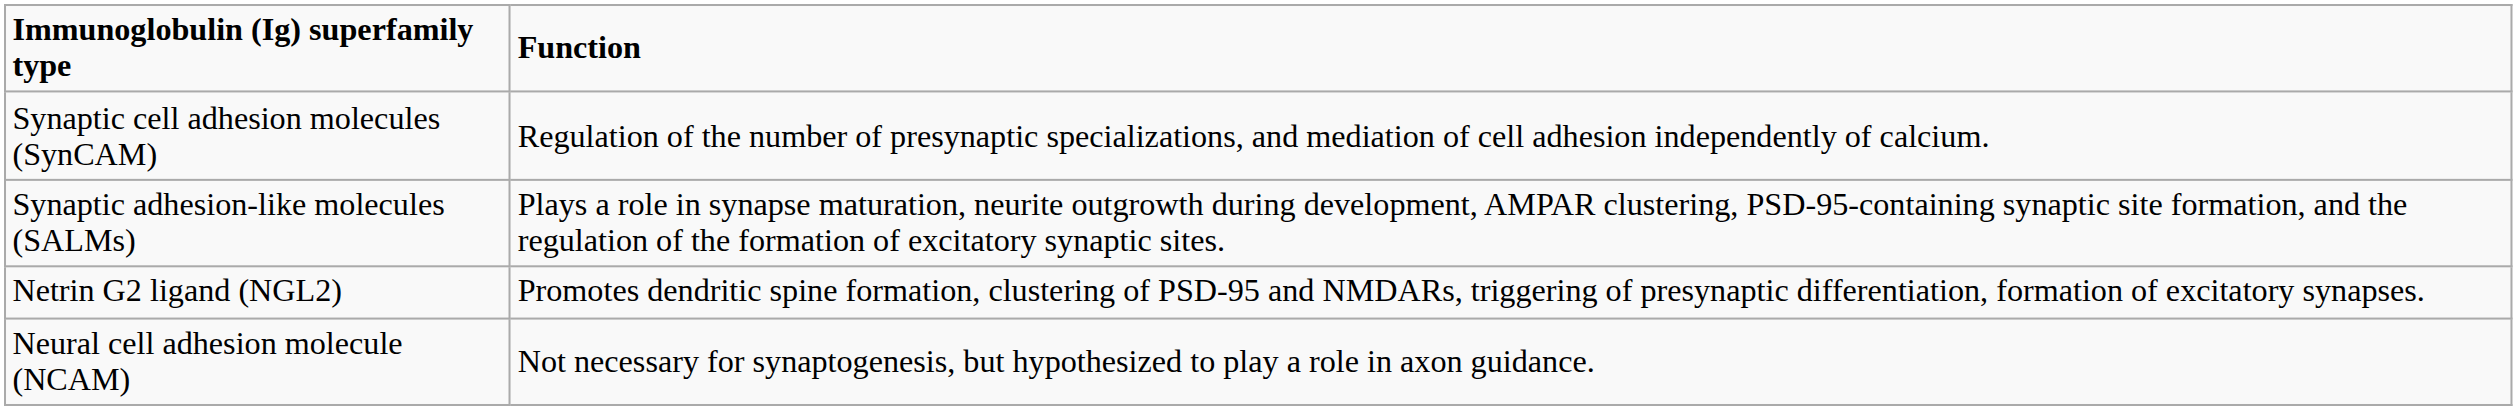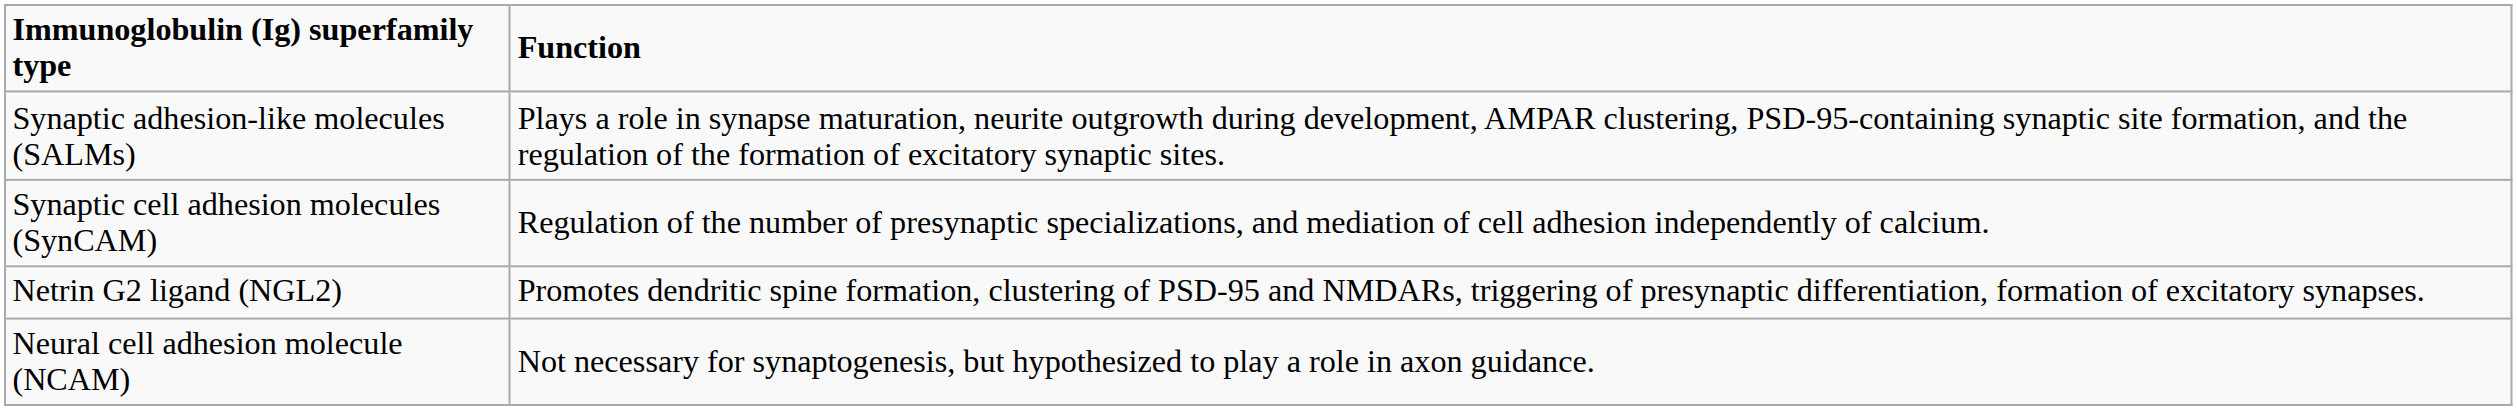rows swapped: (226, 135) <-> (229, 222)
